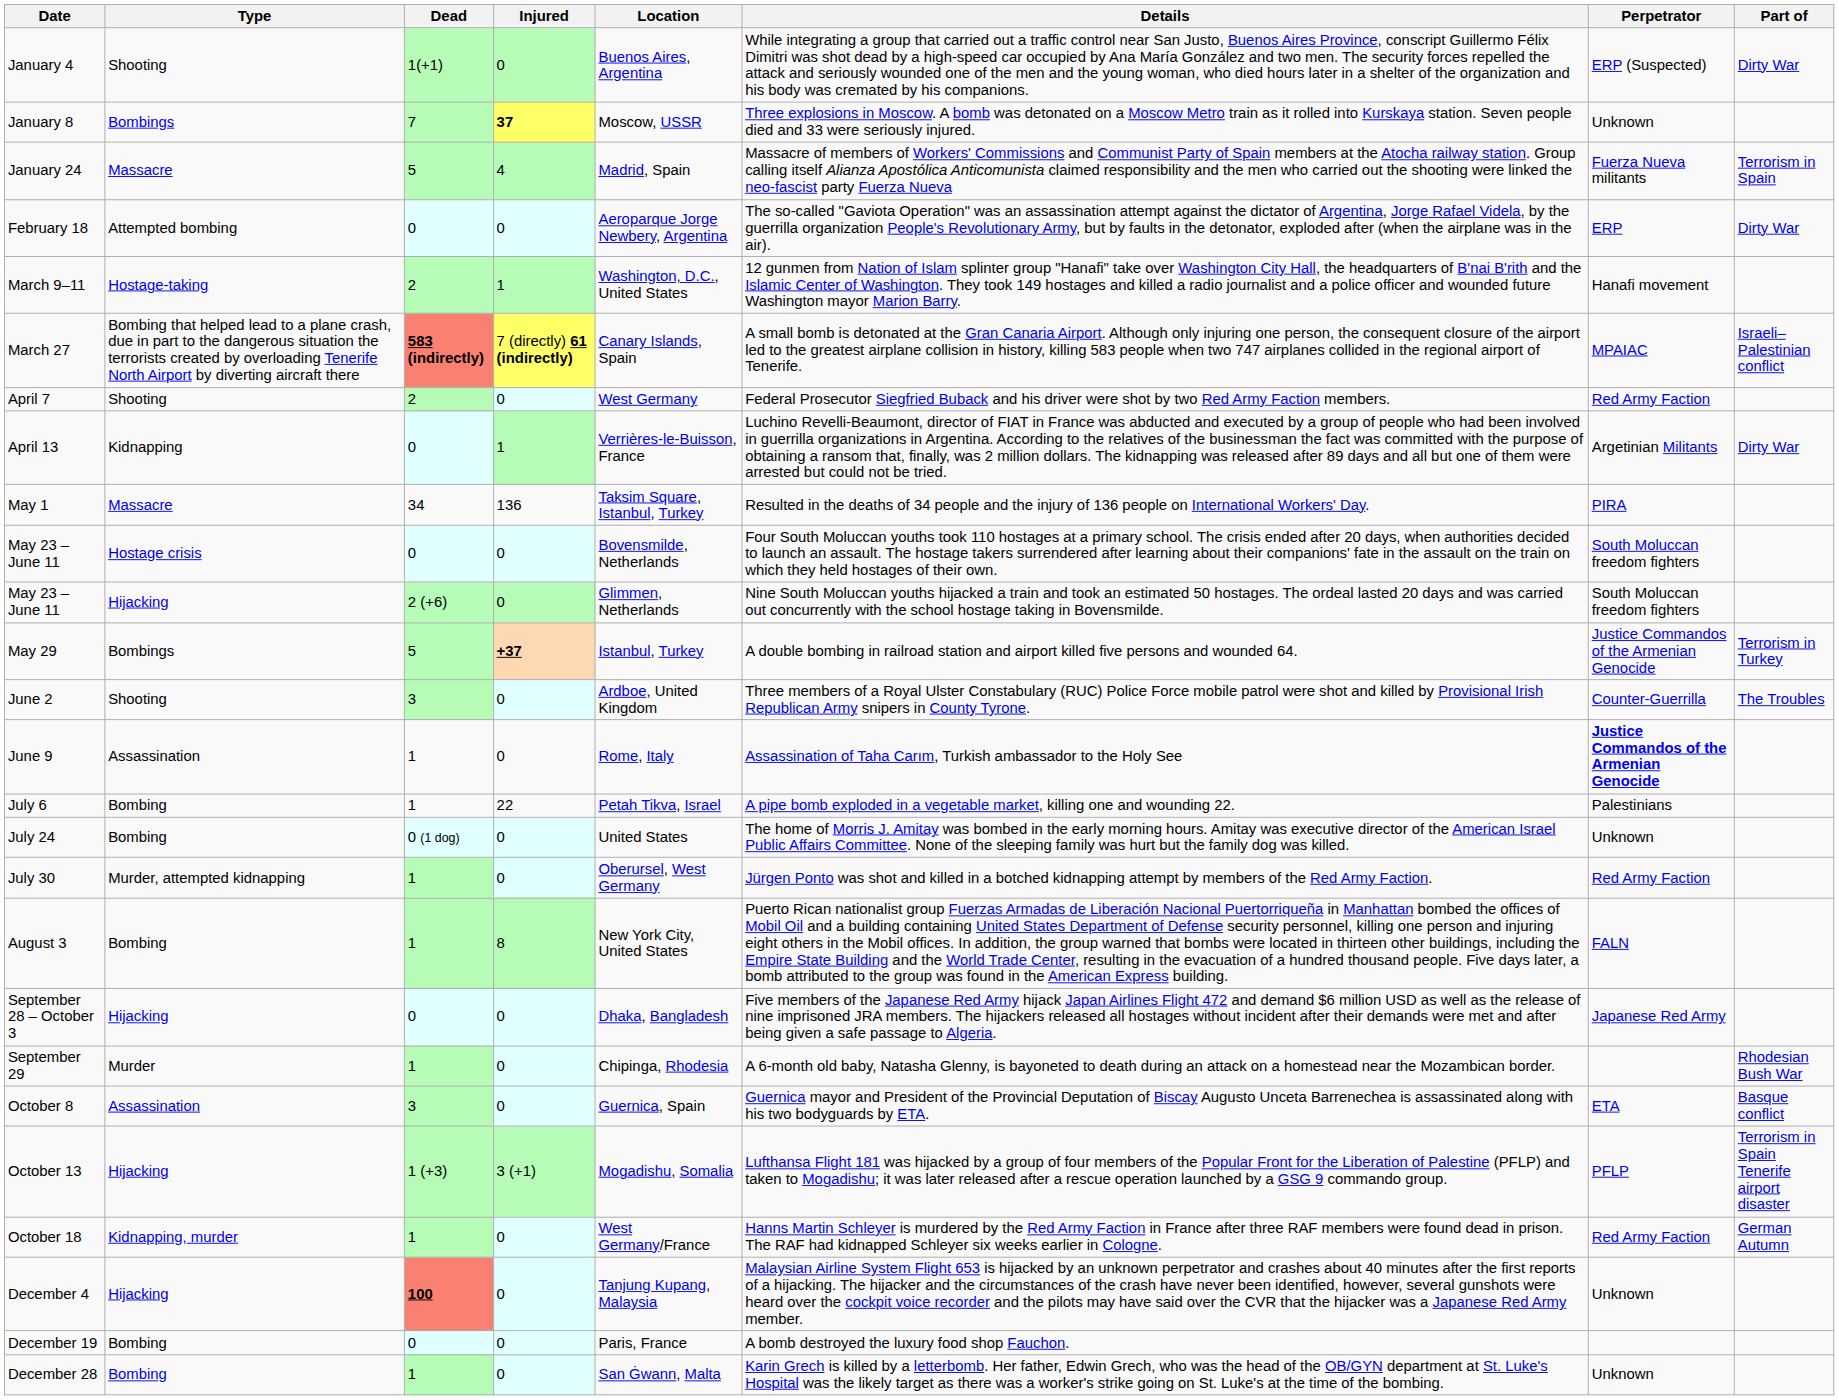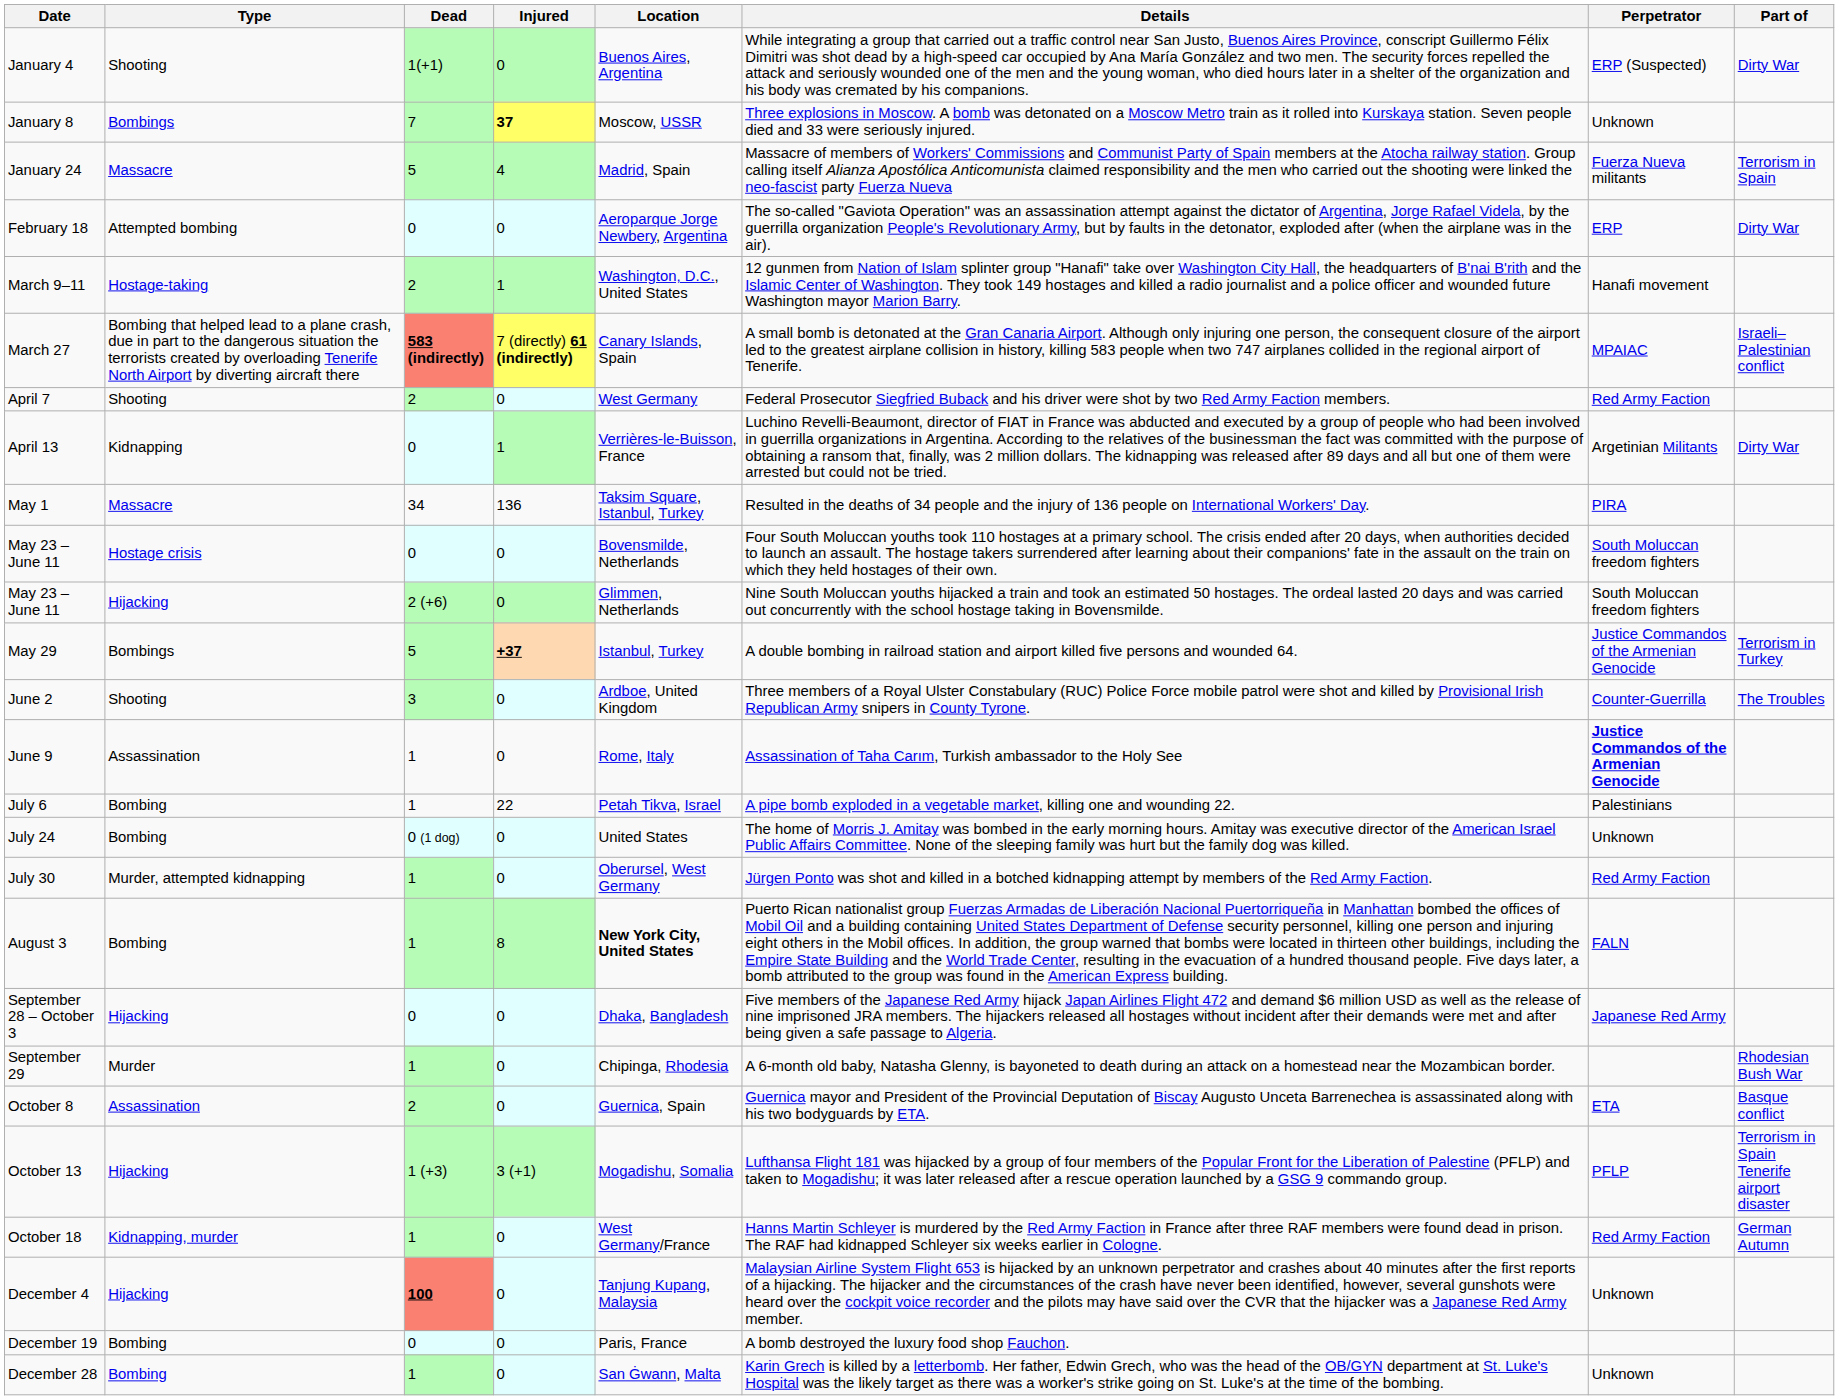(646, 943) normal -> (649, 943) bold
(412, 1106) 3 -> (412, 1106) 2
